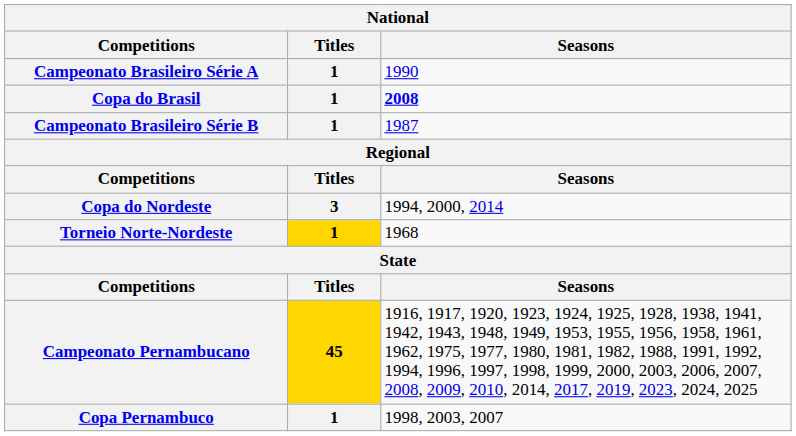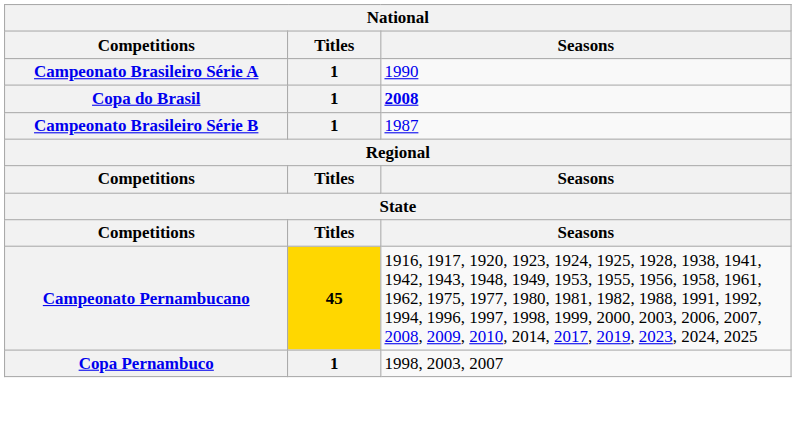- row: (146, 206)
- row: (146, 233)
